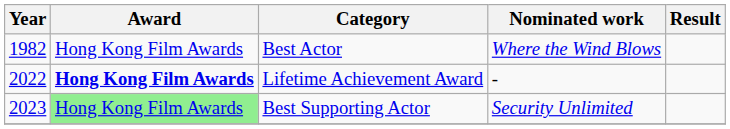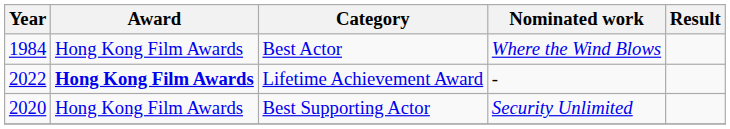(28, 49) 1982 -> (28, 49) 1984
(28, 108) 2023 -> (28, 108) 2020
(149, 108) lightgreen background -> (149, 108) no background
